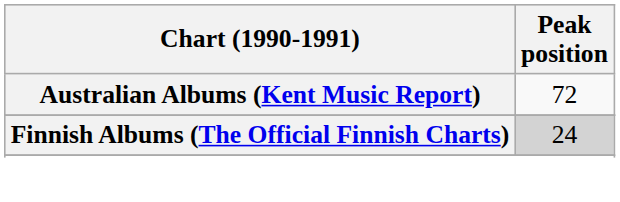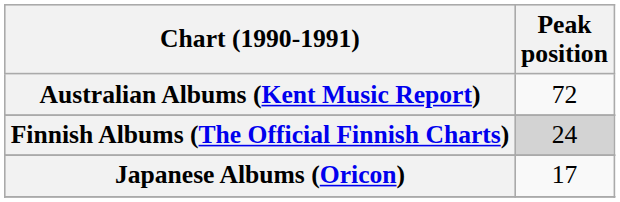+ row: (260, 175)
